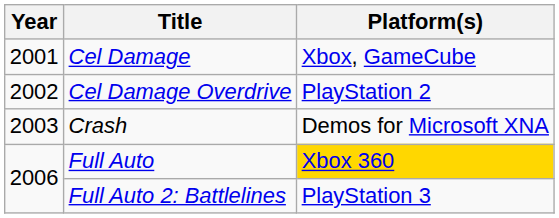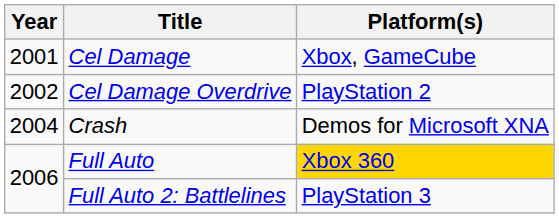(34, 126) 2003 -> (34, 126) 2004
